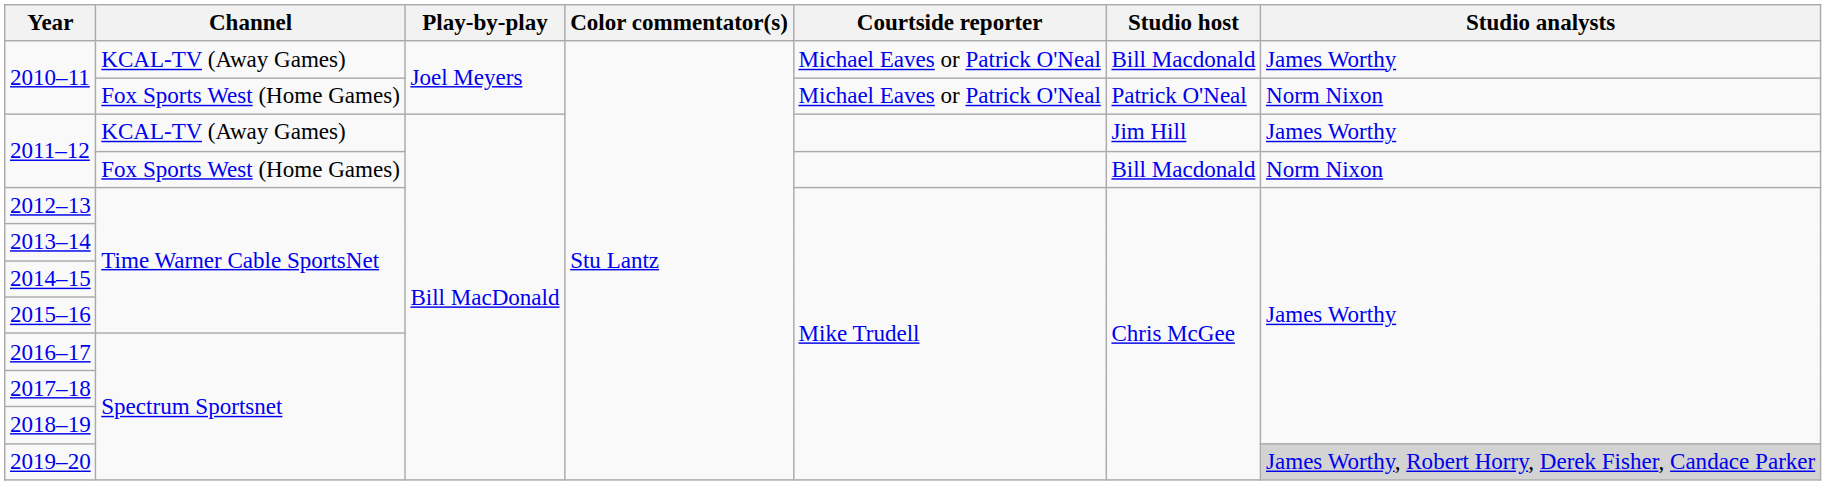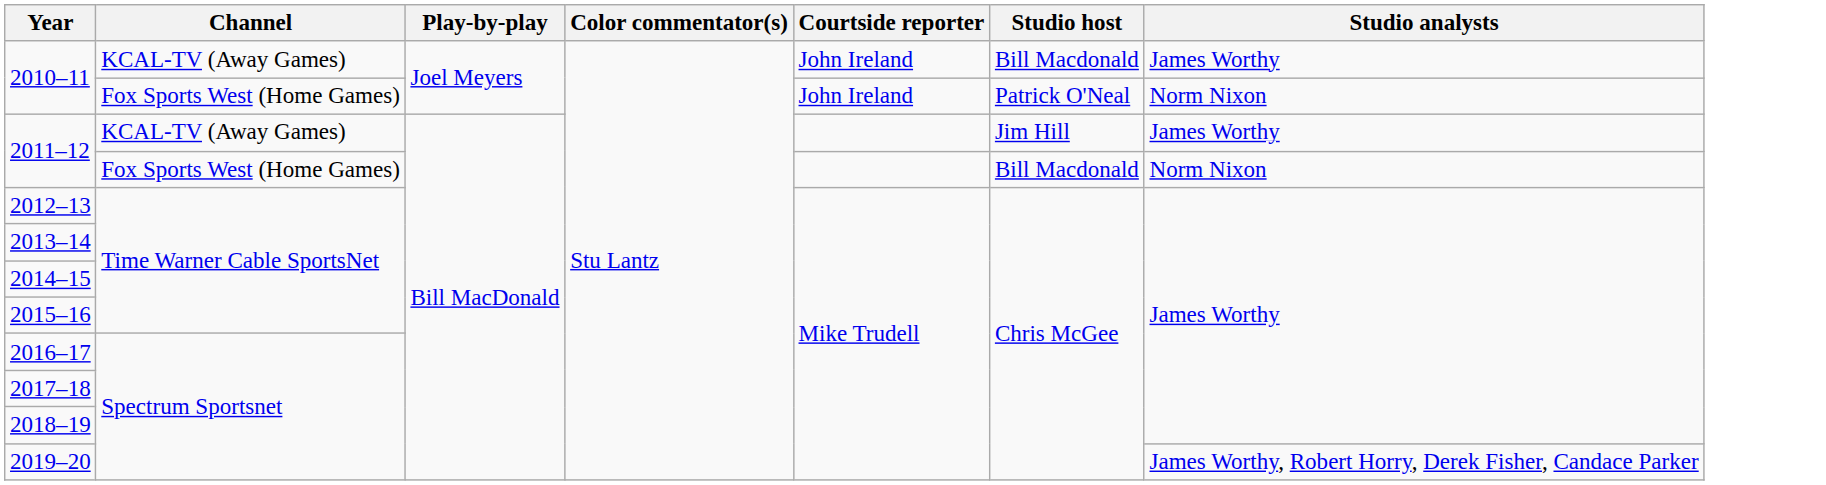(950, 59) Michael Eaves or Patrick O'Neal -> (856, 59) John Ireland
(950, 95) Michael Eaves or Patrick O'Neal -> (856, 95) John Ireland
(1541, 461) lightgrey background -> (1424, 461) no background
